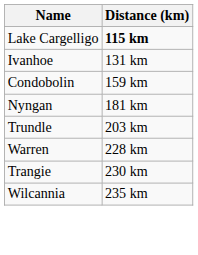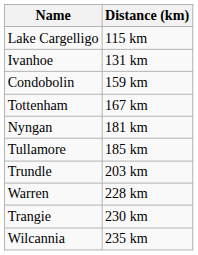(127, 37) bold -> (126, 37) normal
+ row: (38, 104)
+ row: (37, 149)
